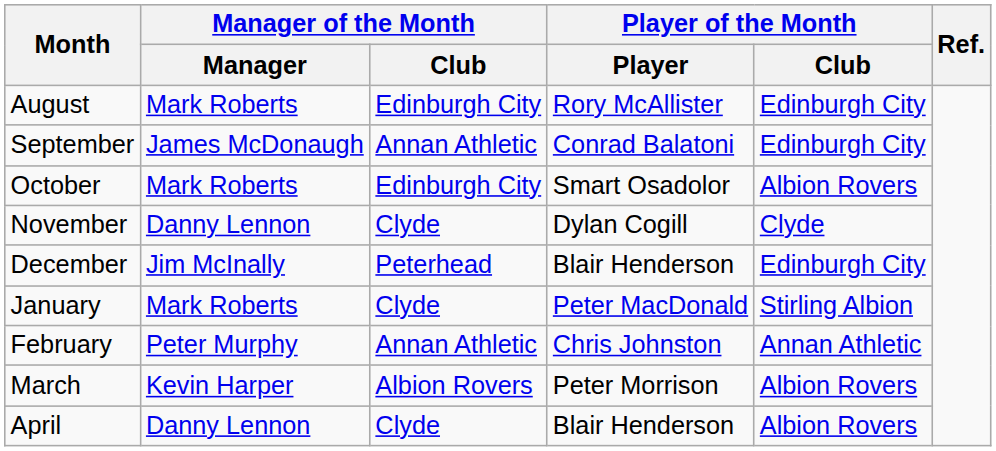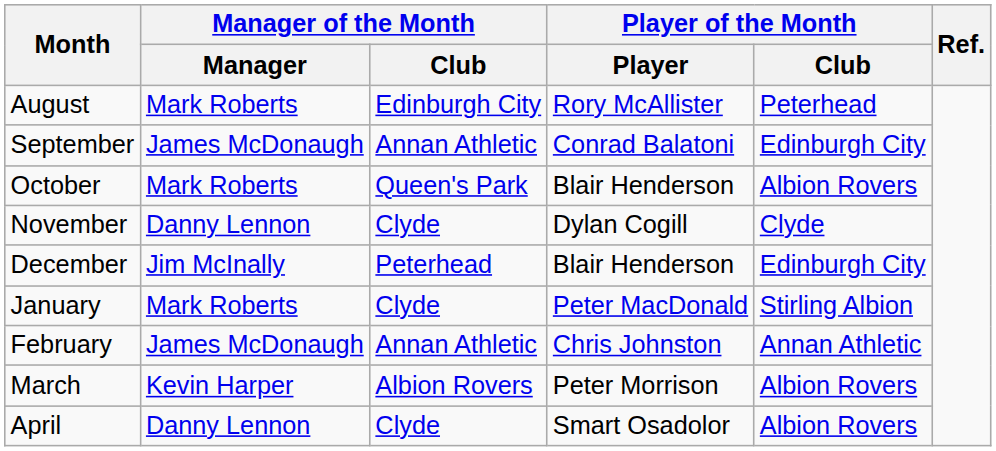(843, 104) Edinburgh City -> (818, 104) Peterhead
(458, 184) Edinburgh City -> (452, 184) Queen's Park
(641, 184) Smart Osadolor -> (643, 184) Blair Henderson
(222, 345) Peter Murphy -> (255, 345) James McDonaugh
(643, 425) Blair Henderson -> (641, 425) Smart Osadolor
